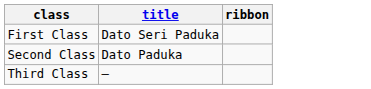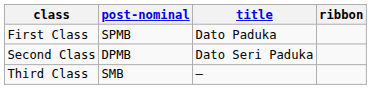+ column: (146, 14)
(160, 34) Dato Seri Paduka -> (236, 34) Dato Paduka
(142, 54) Dato Paduka -> (254, 54) Dato Seri Paduka
